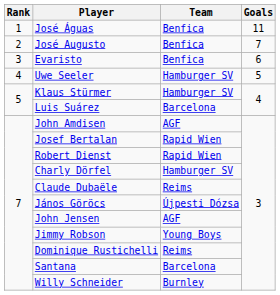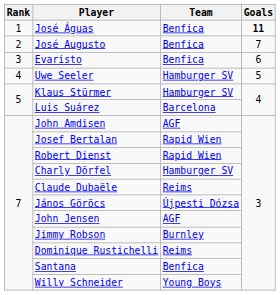(258, 28) normal -> (258, 28) bold
(192, 235) Young Boys -> (183, 235) Burnley
(189, 267) Barcelona -> (183, 267) Benfica
(183, 282) Burnley -> (192, 282) Young Boys
